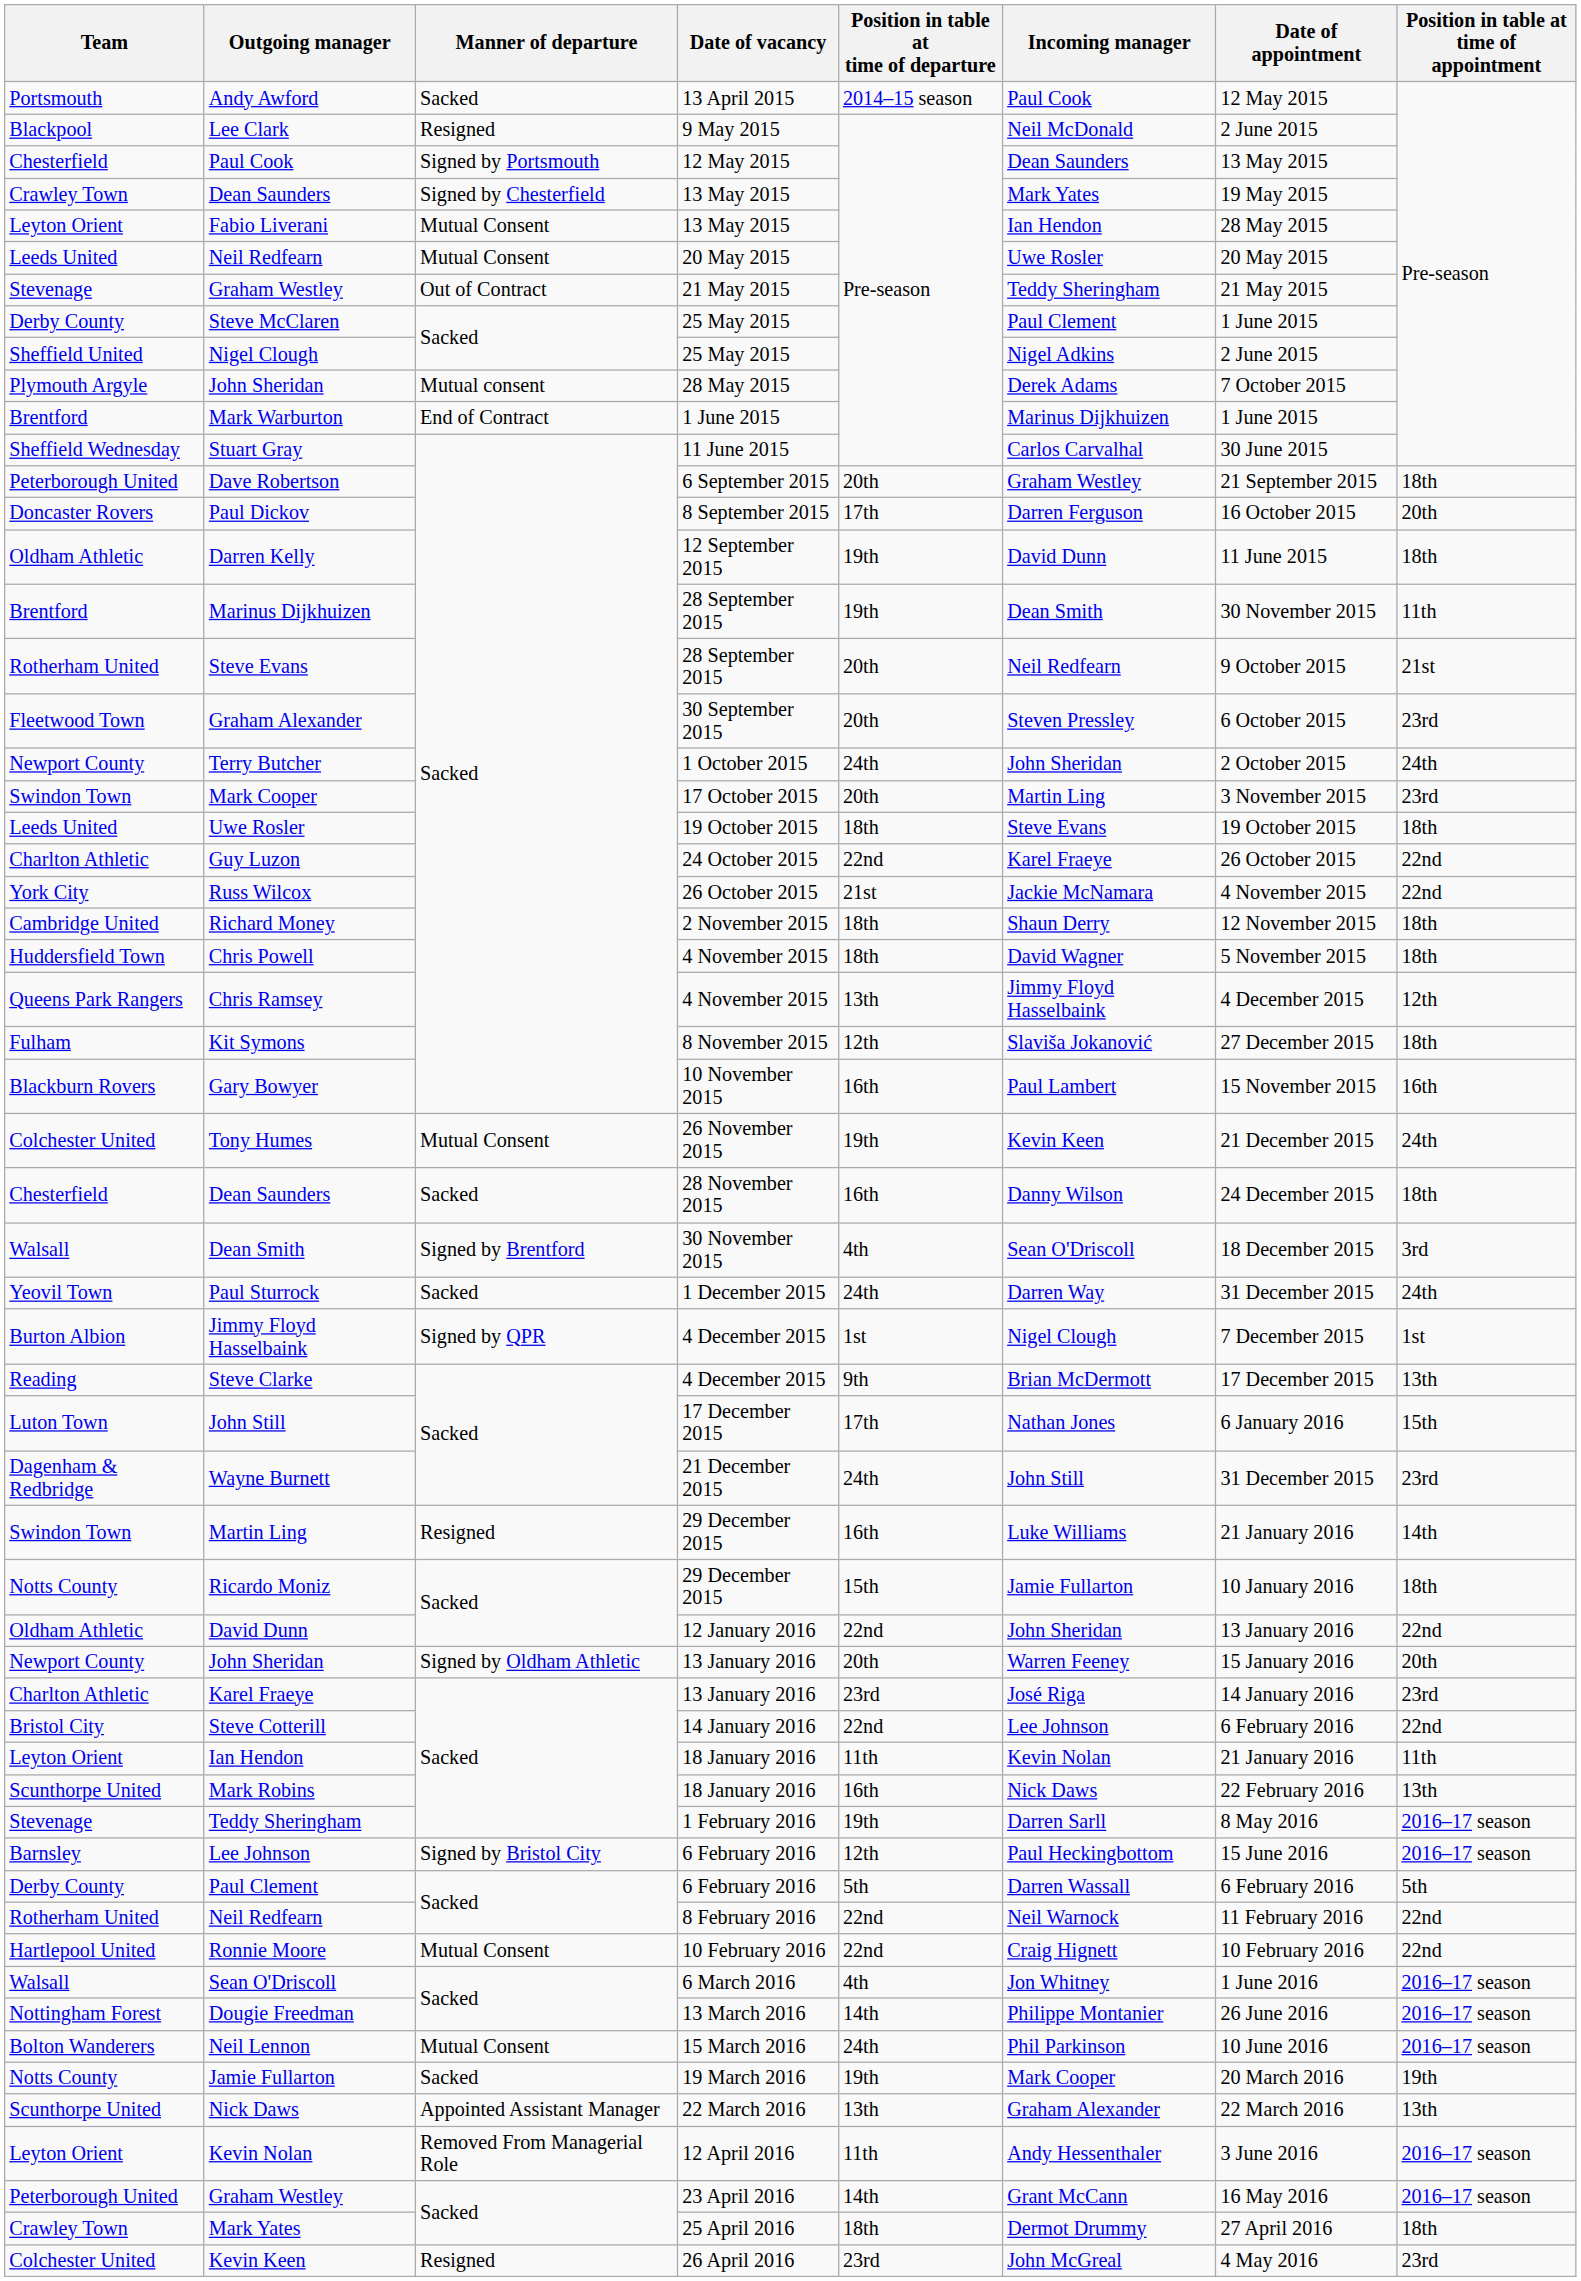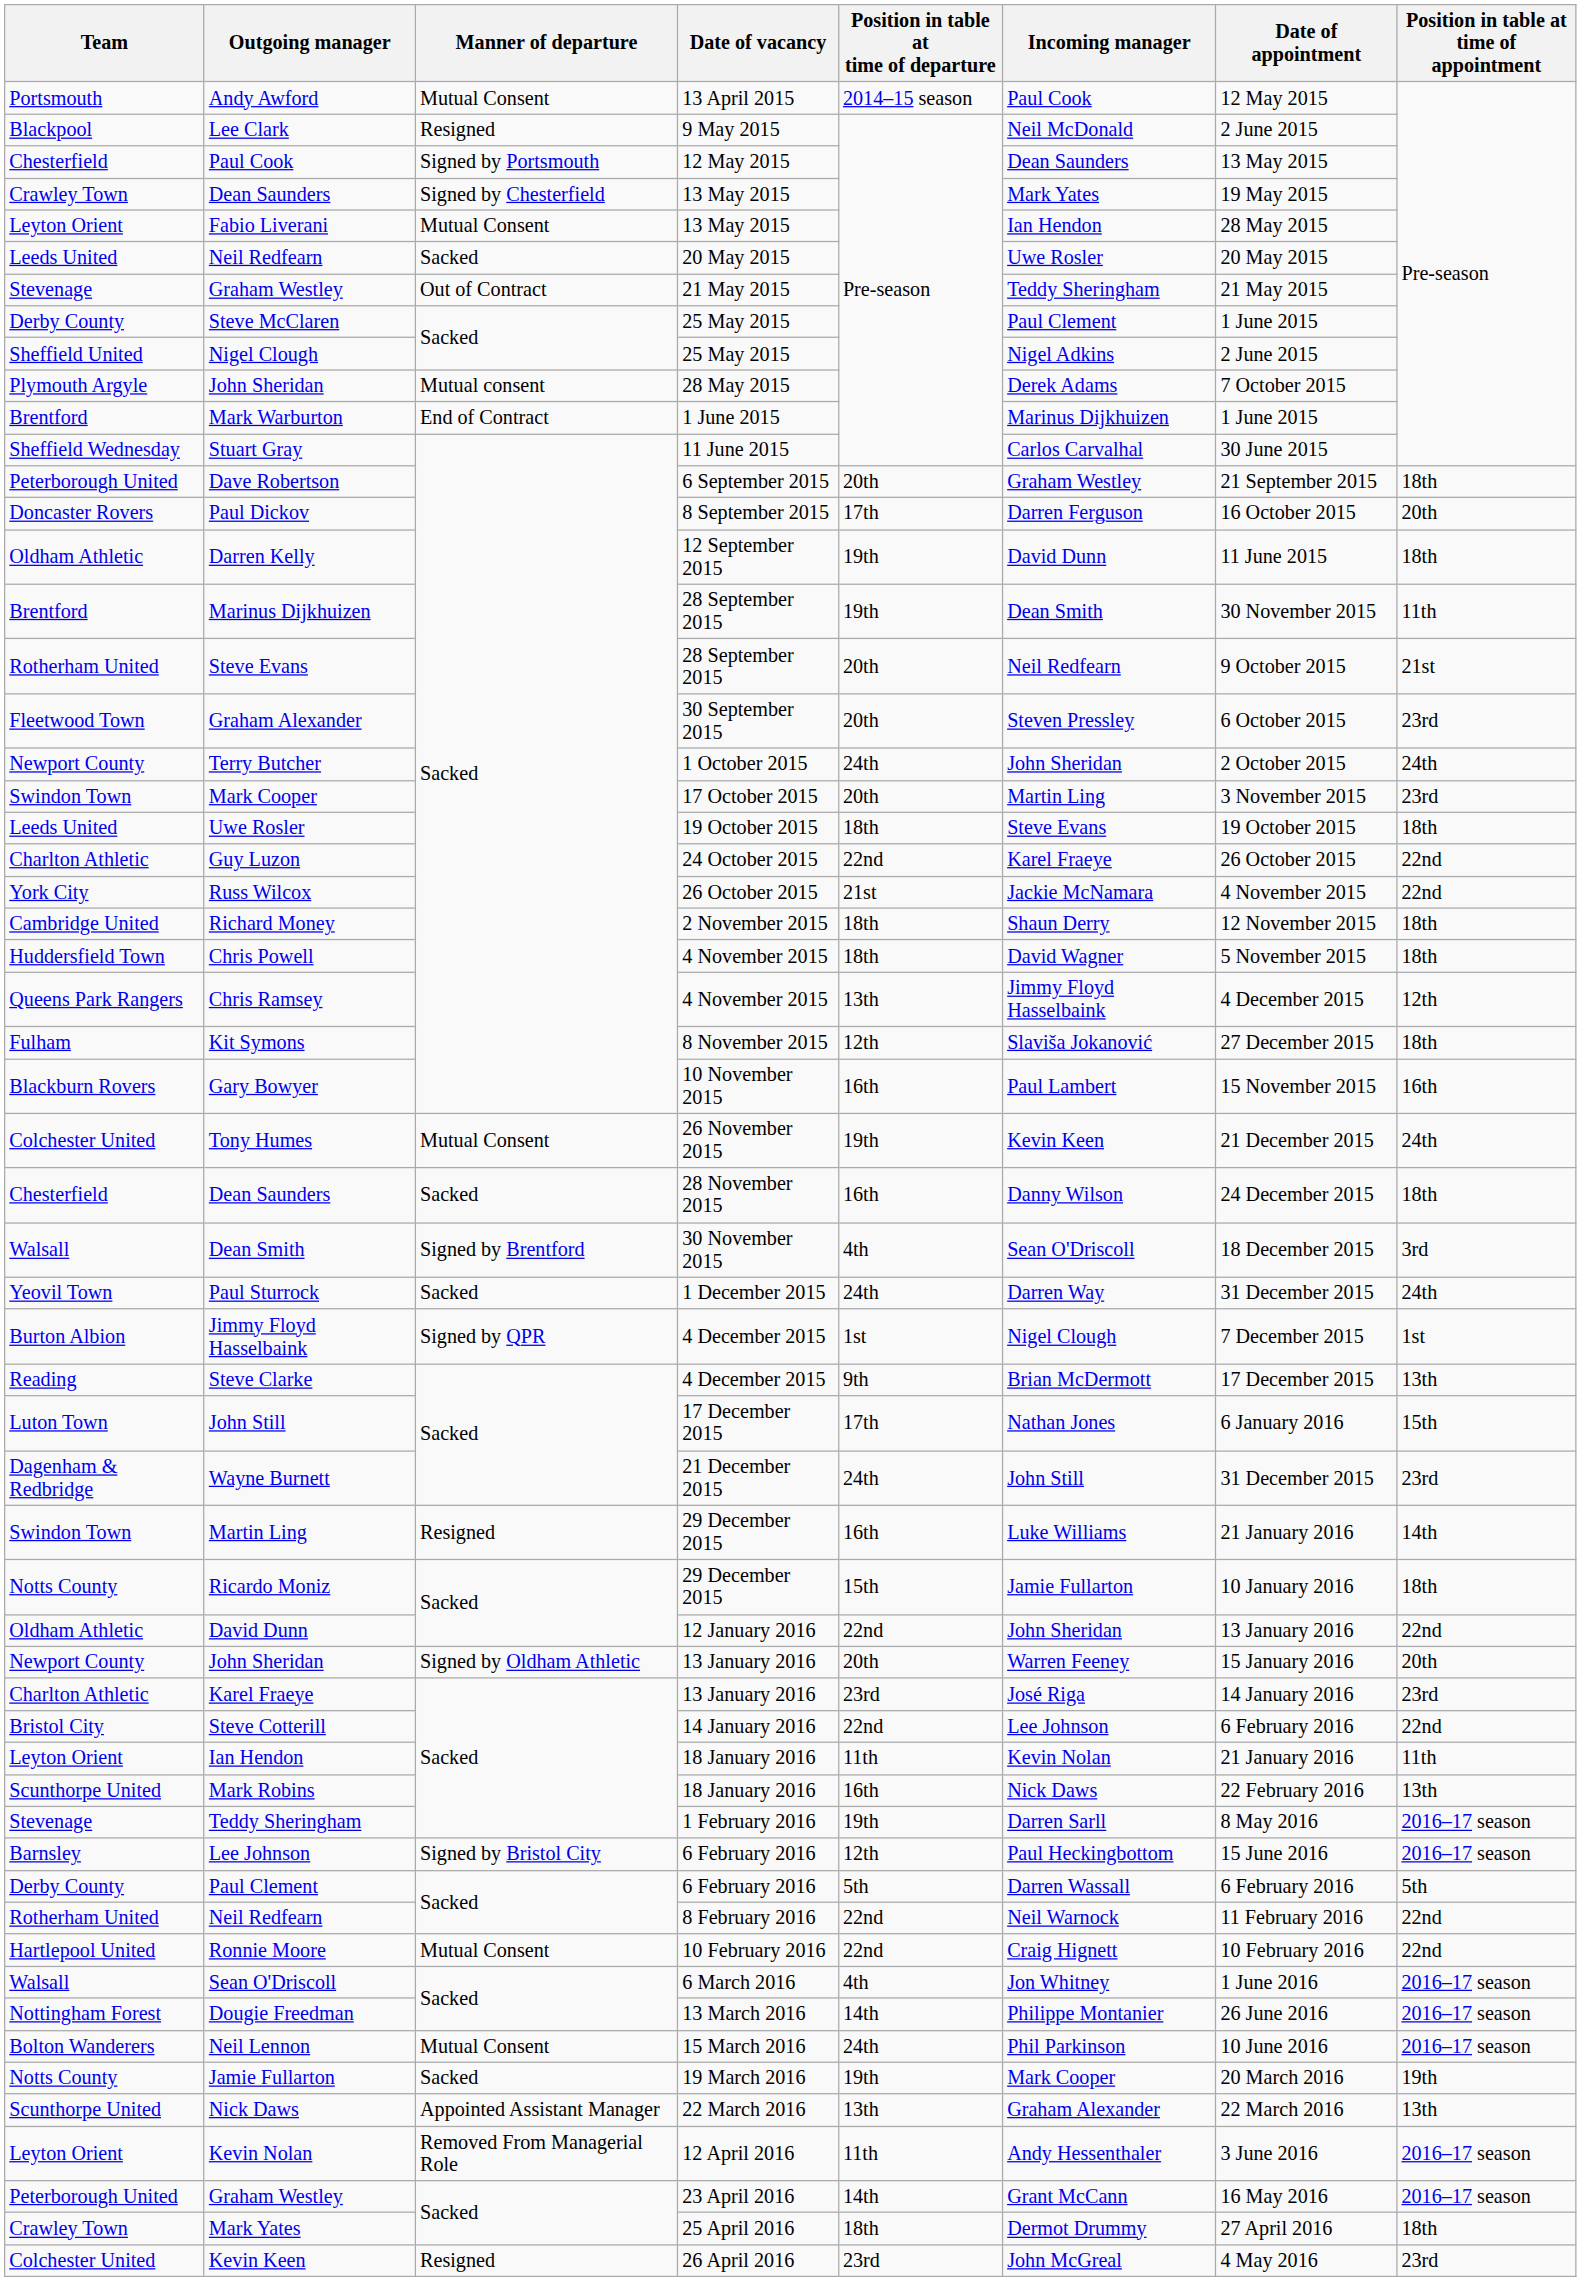(449, 97) Sacked -> (485, 97) Mutual Consent
(485, 257) Mutual Consent -> (449, 257) Sacked
